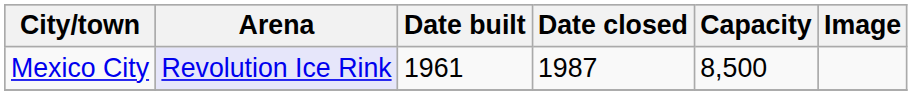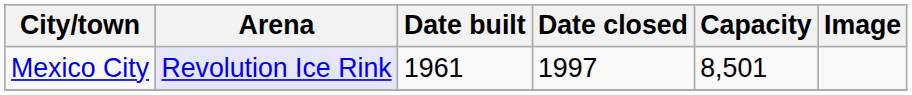(568, 68) 1987 -> (568, 68) 1997
(734, 68) 8,500 -> (734, 68) 8,501
